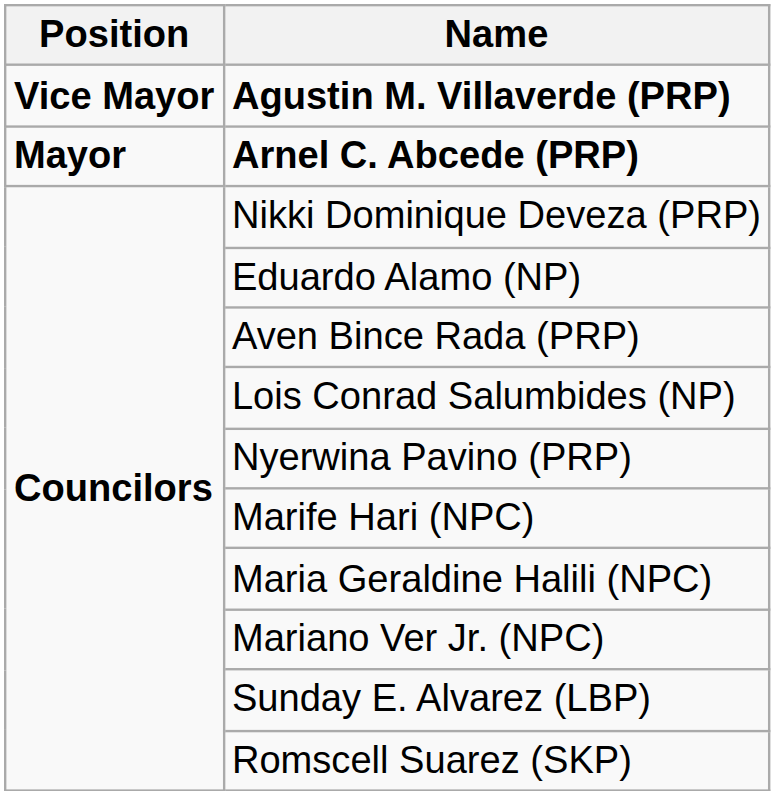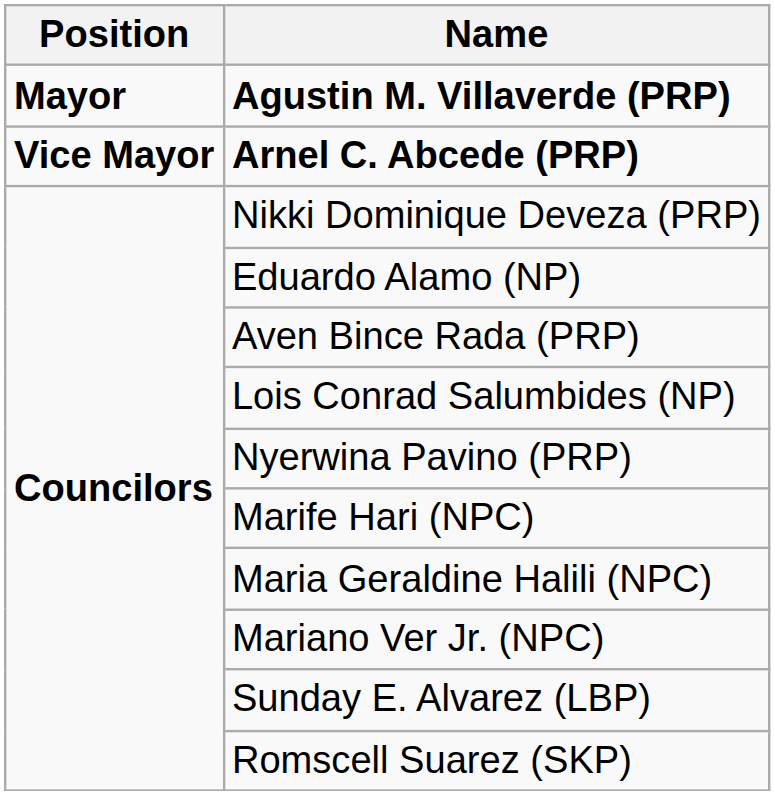(114, 95) Vice Mayor -> (70, 95) Mayor
(70, 155) Mayor -> (114, 155) Vice Mayor
